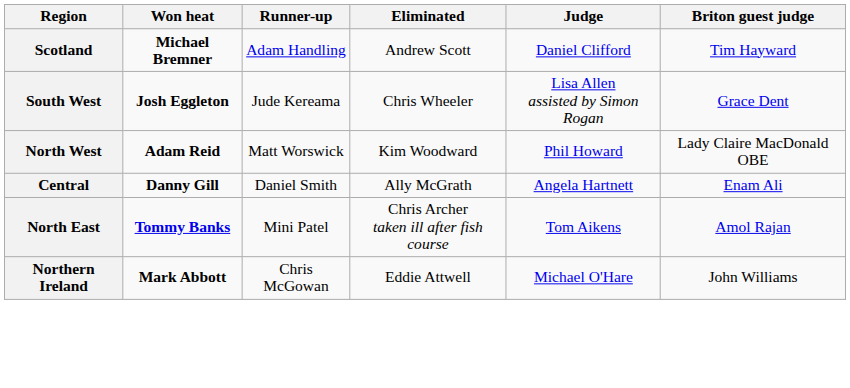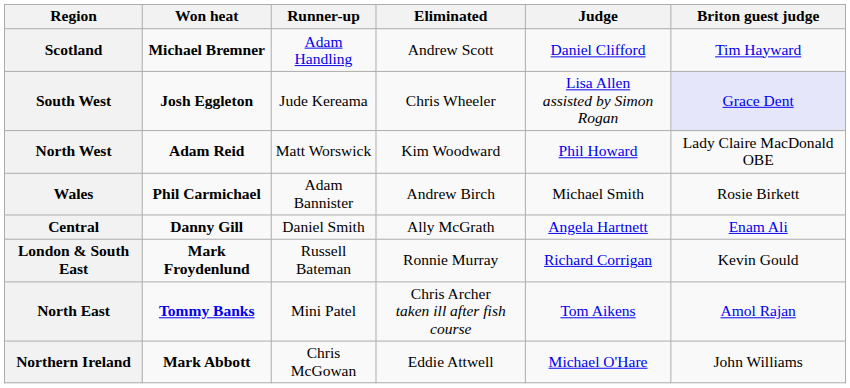(753, 100) no background -> (758, 100) lavender background
+ row: (74, 193)
+ row: (74, 260)
